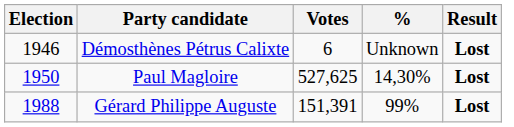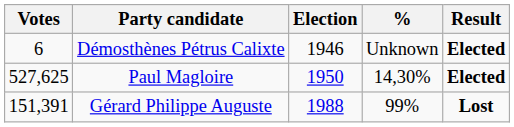columns swapped: (41, 19) <-> (328, 19)
(472, 48) Lost -> (476, 48) Elected
(472, 77) Lost -> (476, 77) Elected
